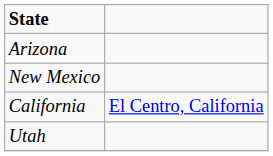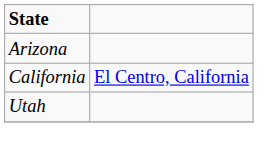- row: (55, 77)
